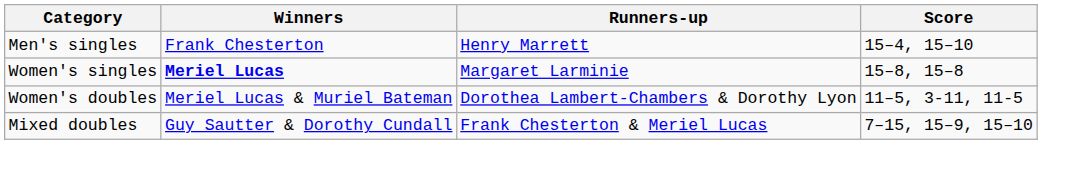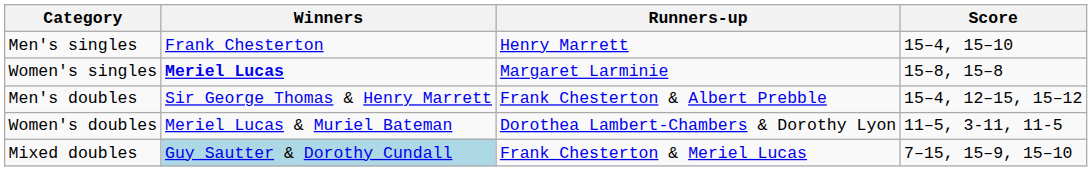+ row: (73, 99)
(309, 126) no background -> (309, 153) lightblue background
